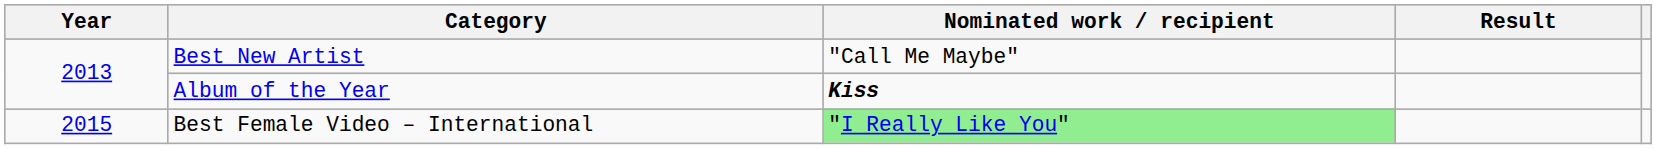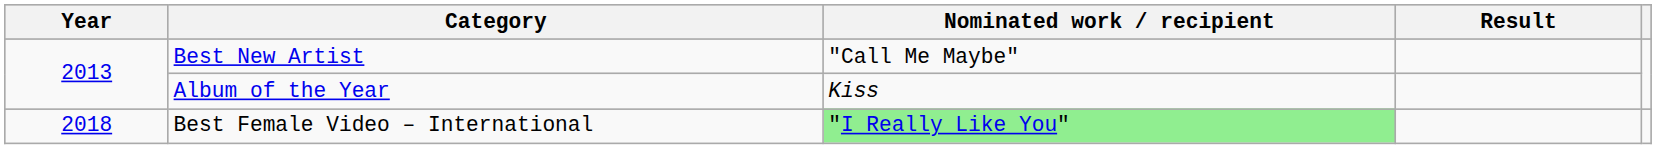(854, 91) bold -> (854, 91) normal
(87, 126) 2015 -> (87, 126) 2018
